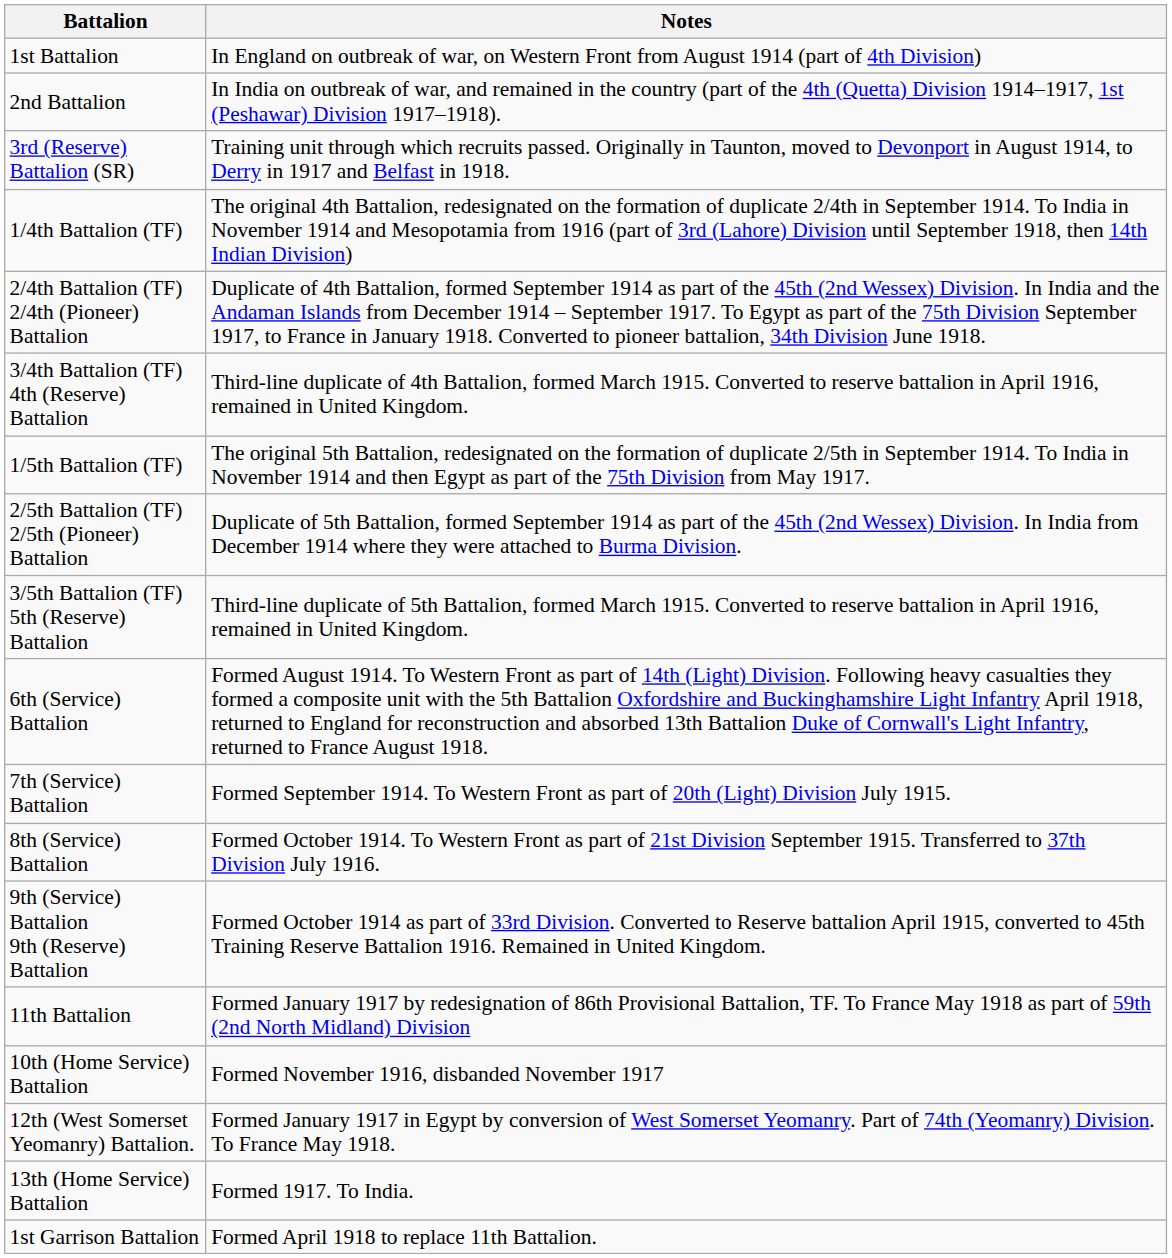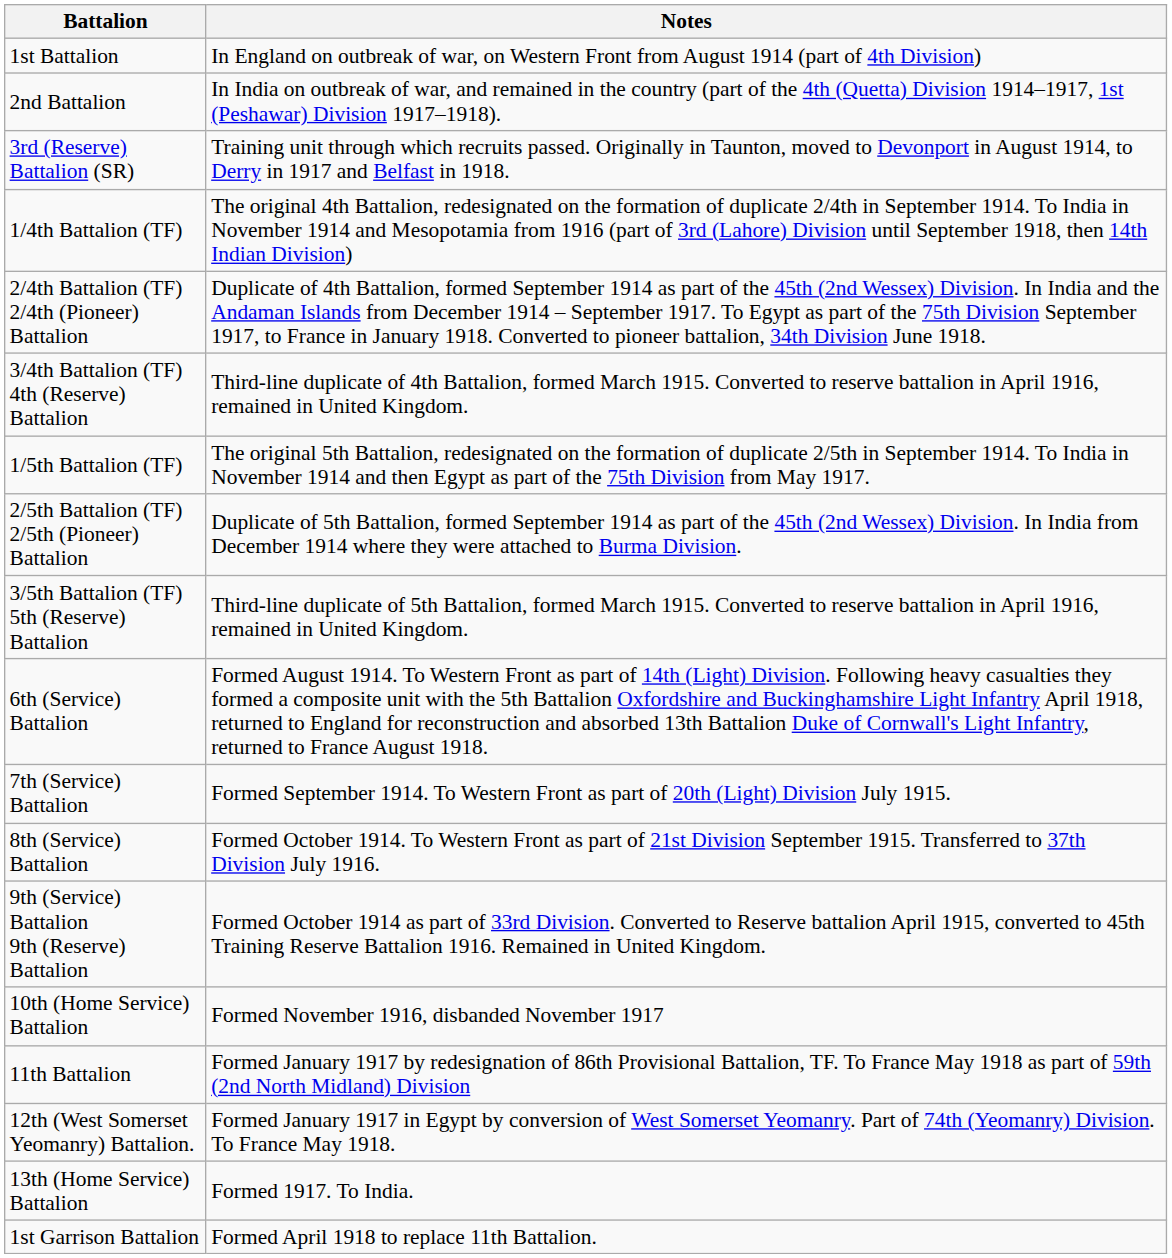rows swapped: (100, 1074) <-> (70, 1016)
